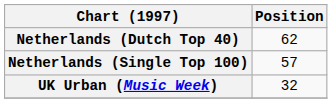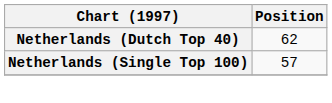- row: (128, 86)
